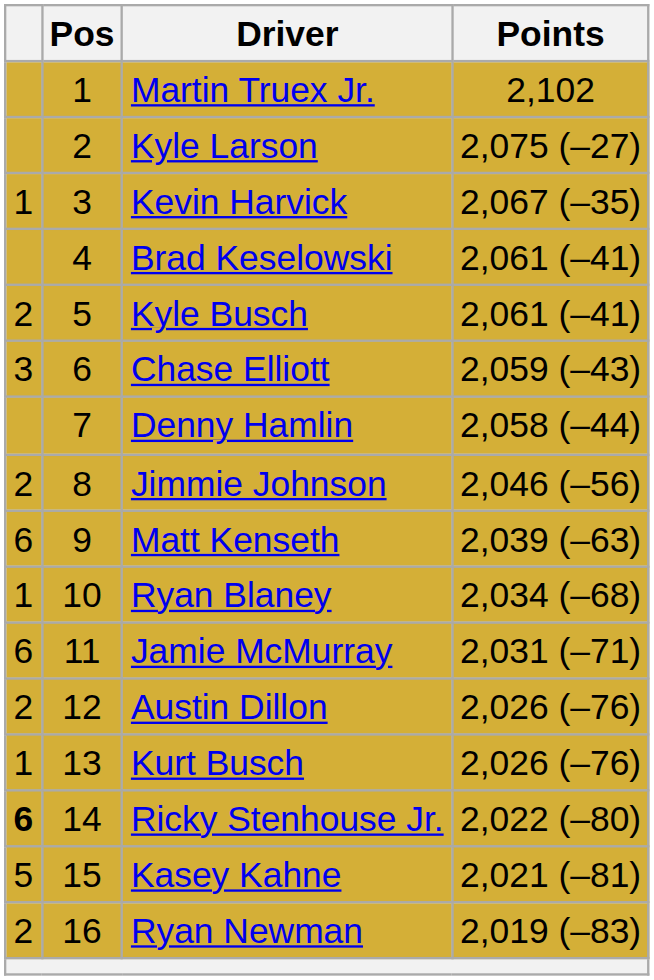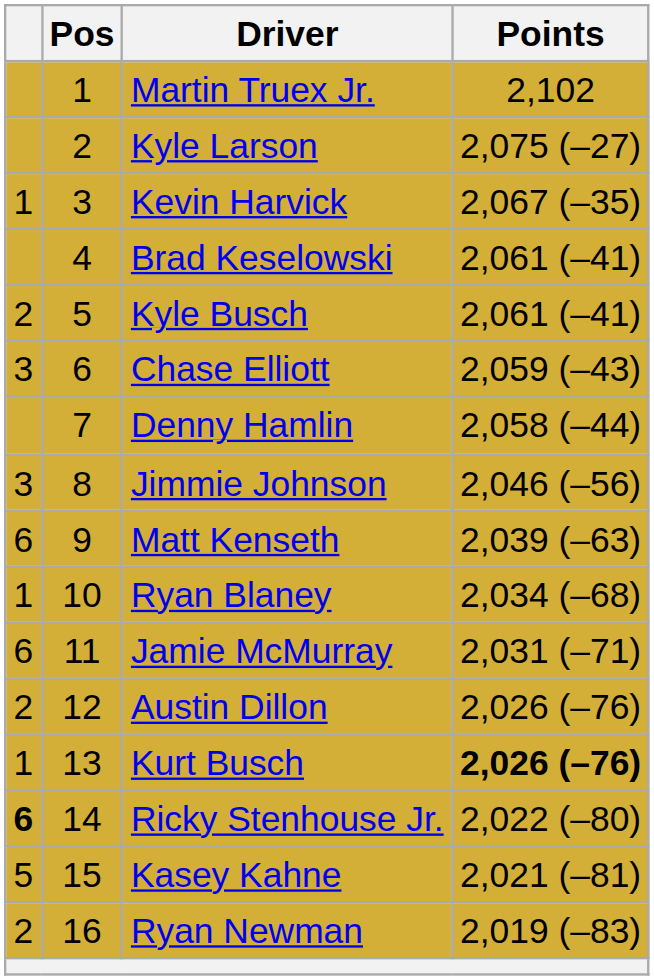(23, 482) 2 -> (23, 482) 3
(551, 762) normal -> (551, 762) bold
